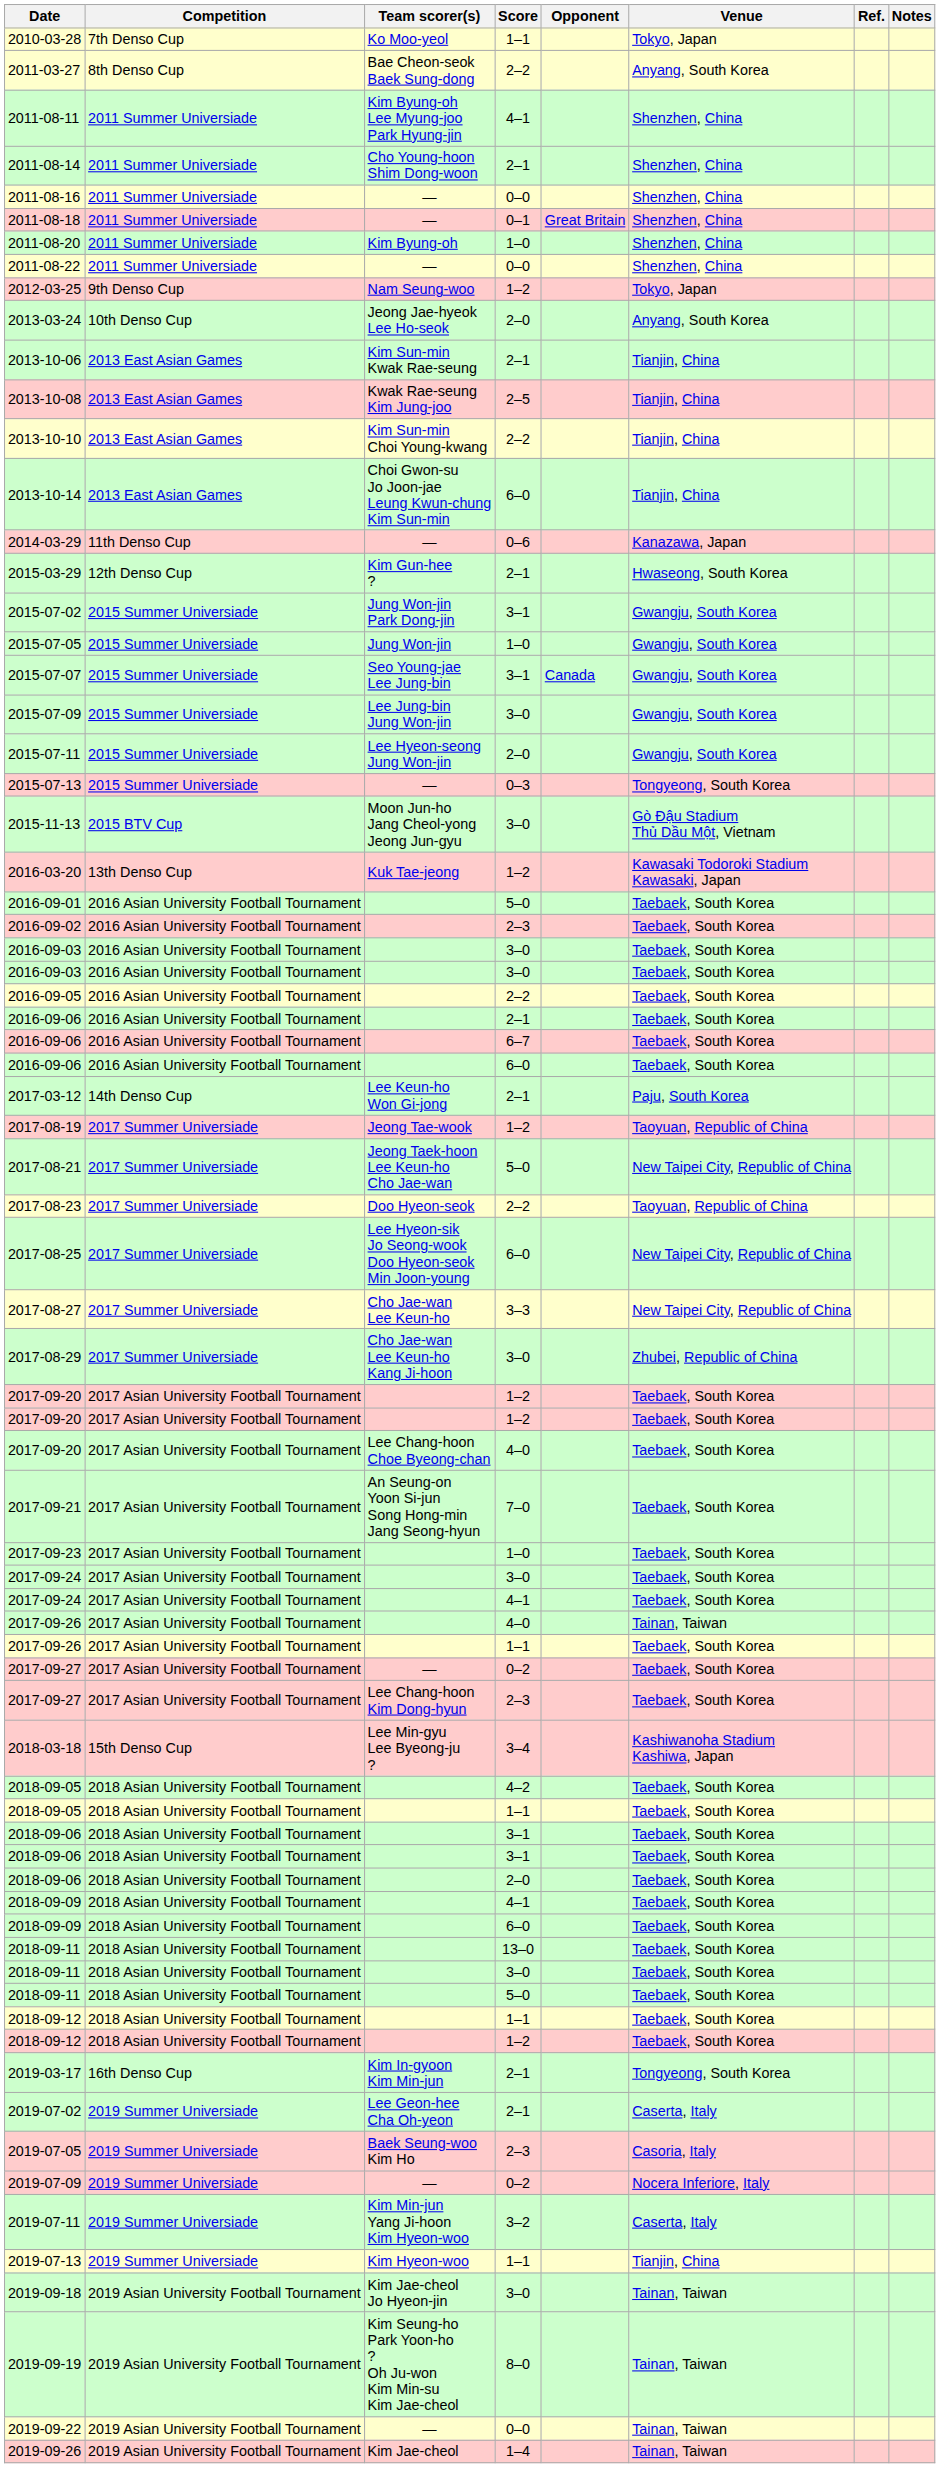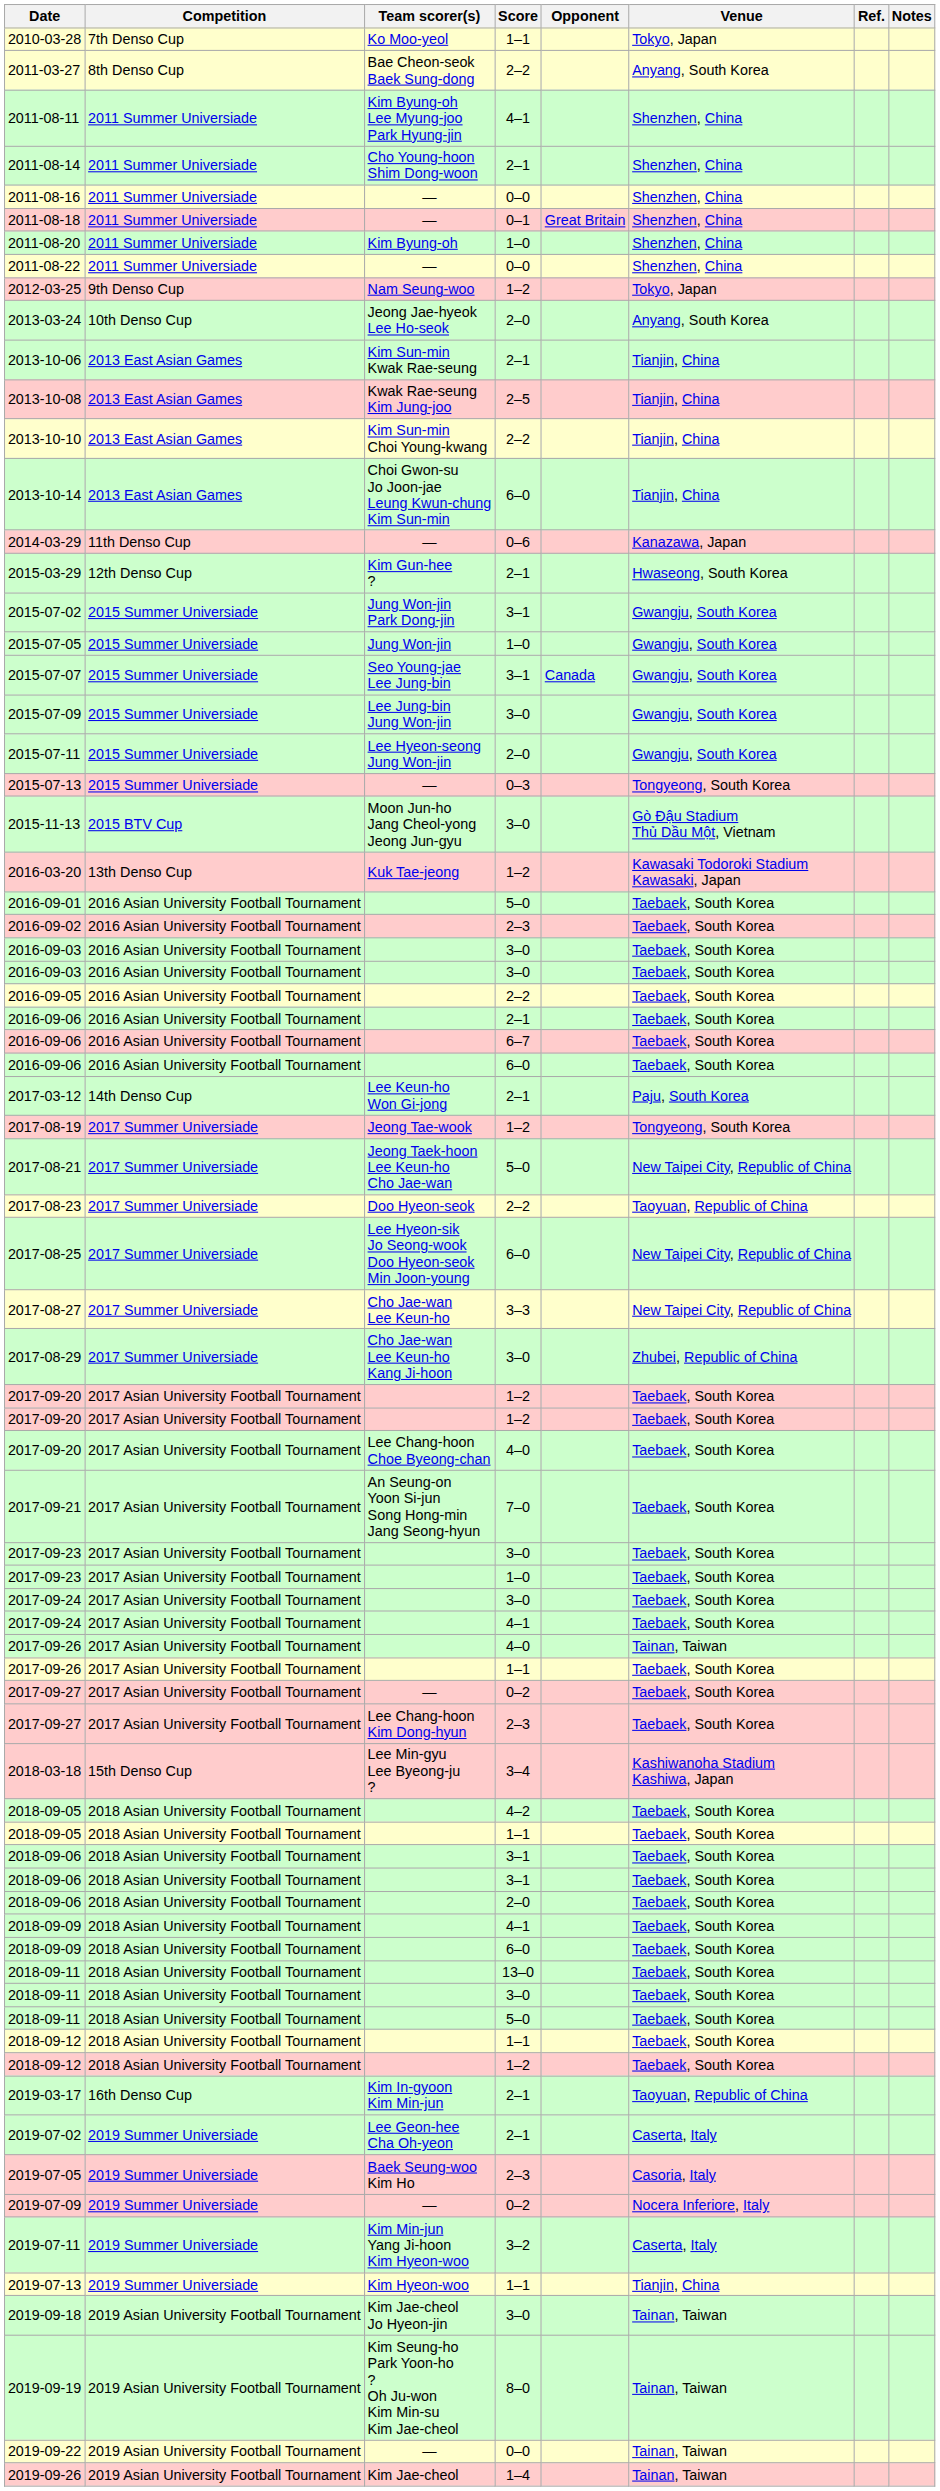(720, 1127) Taoyuan, Republic of China -> (711, 1127) Tongyeong, South Korea
+ row: (45, 1554)
(711, 2072) Tongyeong, South Korea -> (720, 2096) Taoyuan, Republic of China
